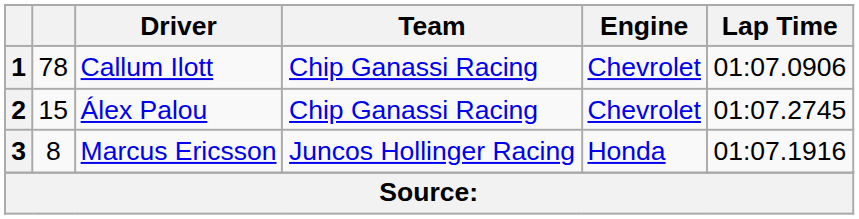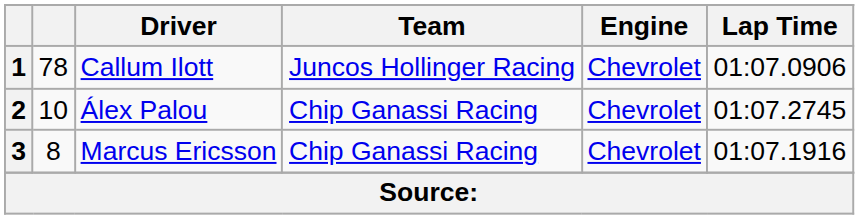(414, 67) Chip Ganassi Racing -> (432, 67) Juncos Hollinger Racing
(53, 109) 15 -> (53, 109) 10
(432, 151) Juncos Hollinger Racing -> (414, 151) Chip Ganassi Racing
(627, 151) Honda -> (644, 151) Chevrolet
